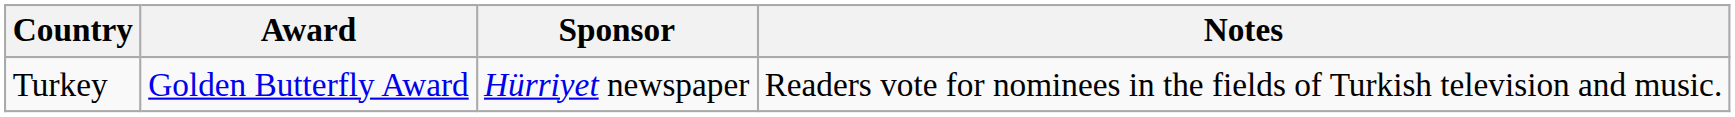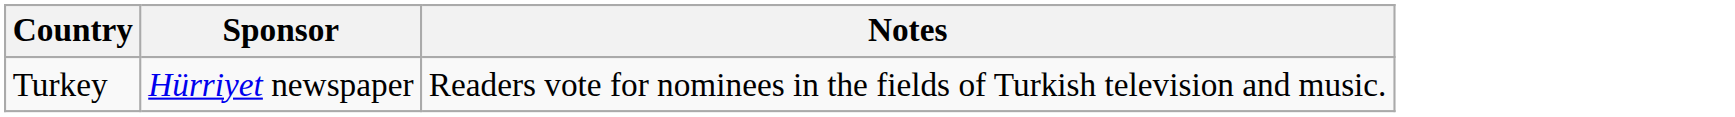- column: (308, 30)
